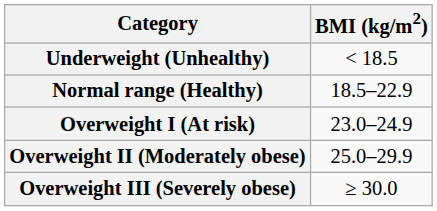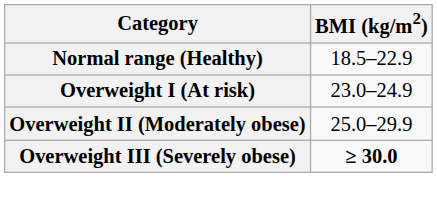- row: (158, 58)
(371, 188) normal -> (371, 156) bold
